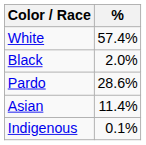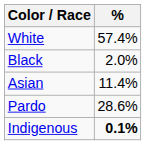rows swapped: (27, 83) <-> (26, 106)
(122, 128) normal -> (122, 128) bold
